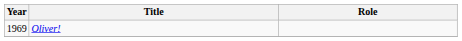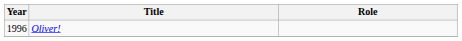(17, 28) 1969 -> (17, 28) 1996
